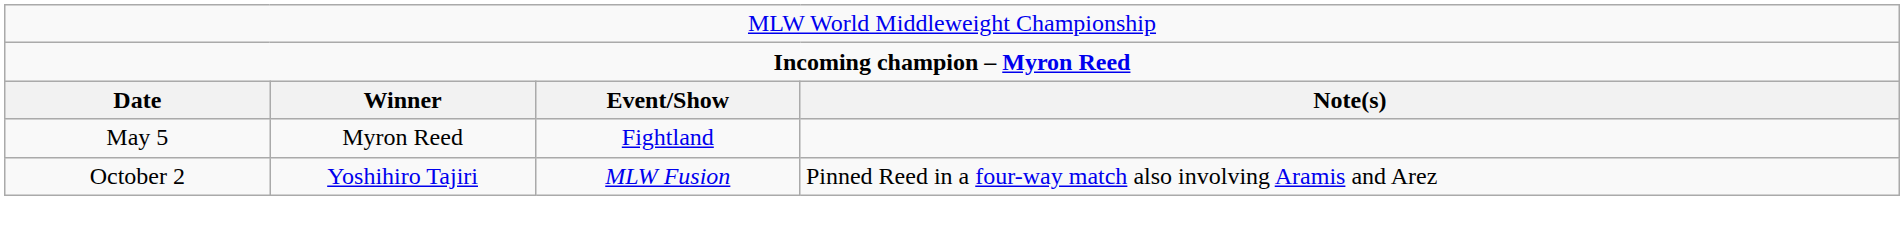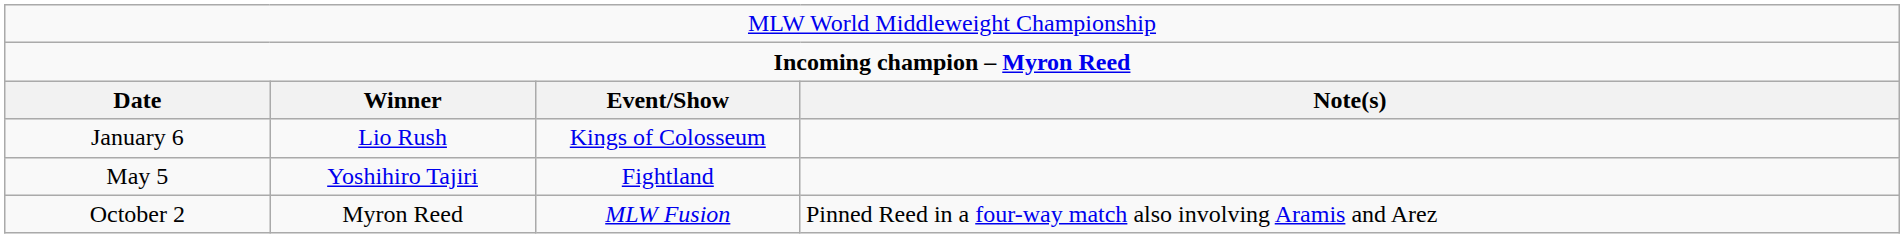+ row: (137, 137)
(403, 137) Myron Reed -> (403, 175) Yoshihiro Tajiri
(403, 175) Yoshihiro Tajiri -> (403, 213) Myron Reed
